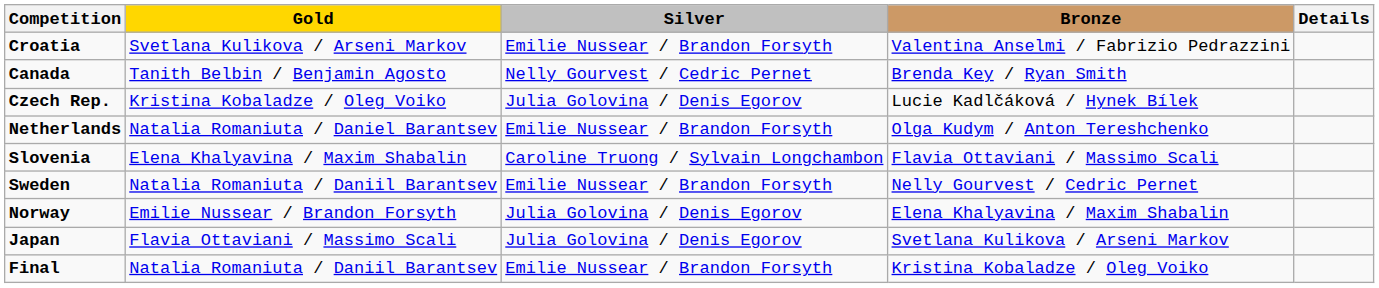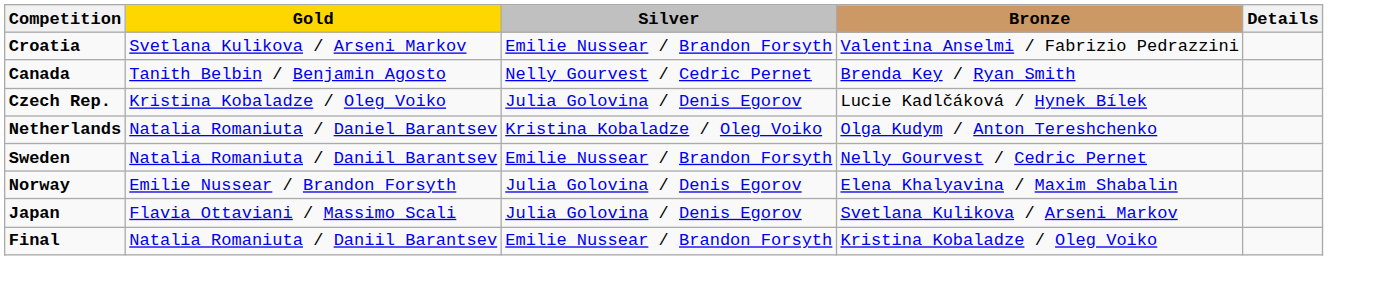(669, 130) Emilie Nussear / Brandon Forsyth -> (664, 130) Kristina Kobaladze / Oleg Voiko
- row: (50, 157)
